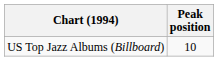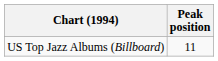(190, 46) 10 -> (190, 46) 11
